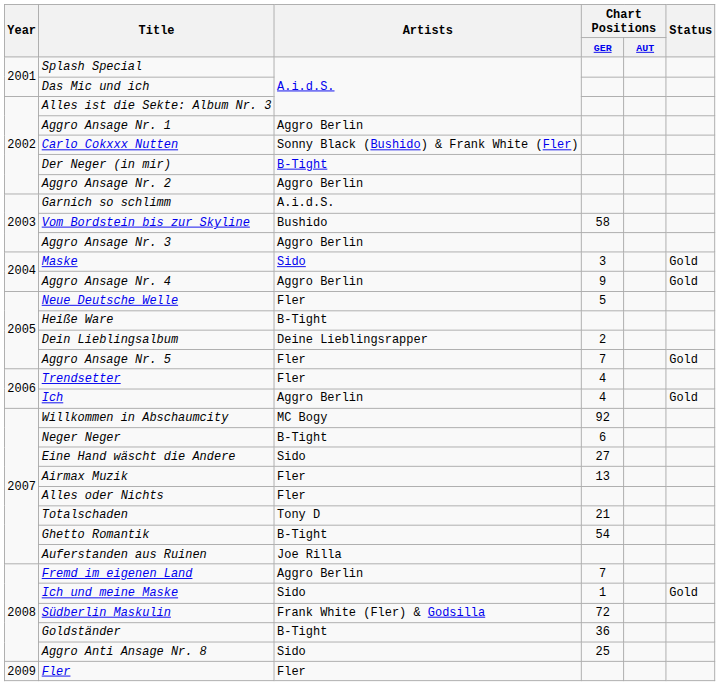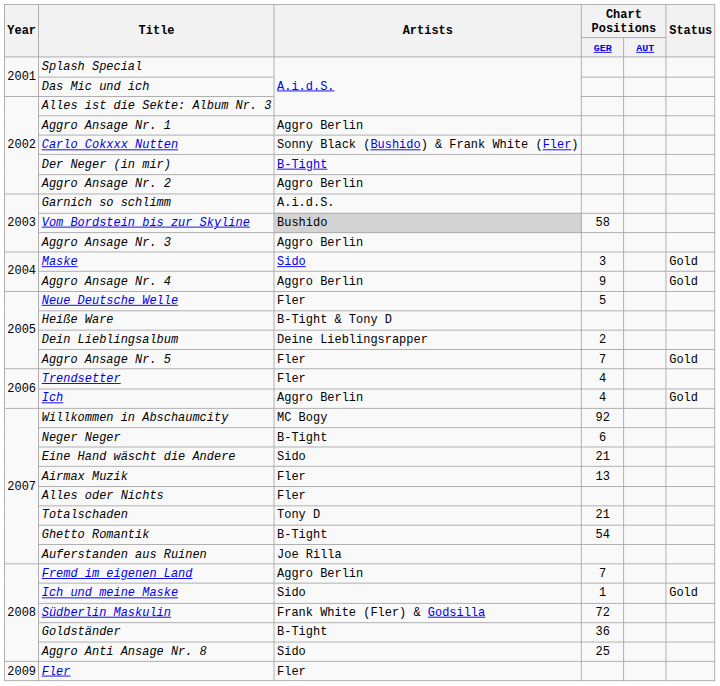(302, 223) no background -> (302, 223) lightgrey background
(302, 320) B-Tight -> (335, 320) B-Tight & Tony D
(603, 457) 27 -> (603, 457) 21
